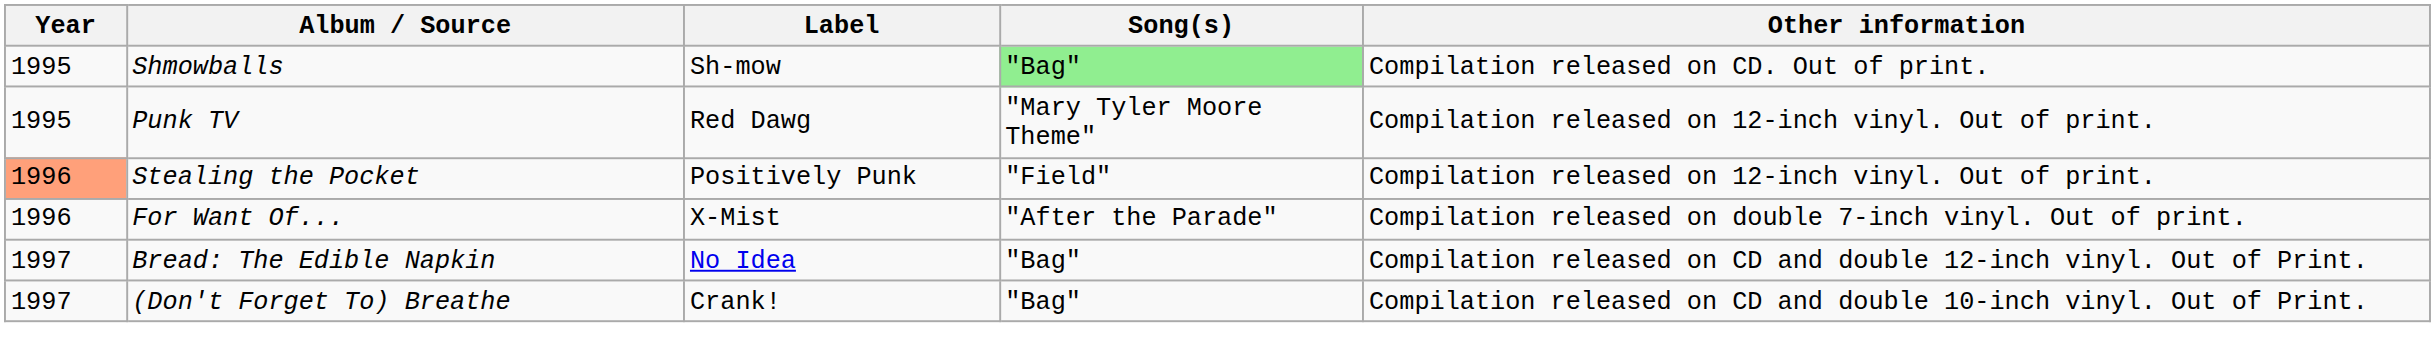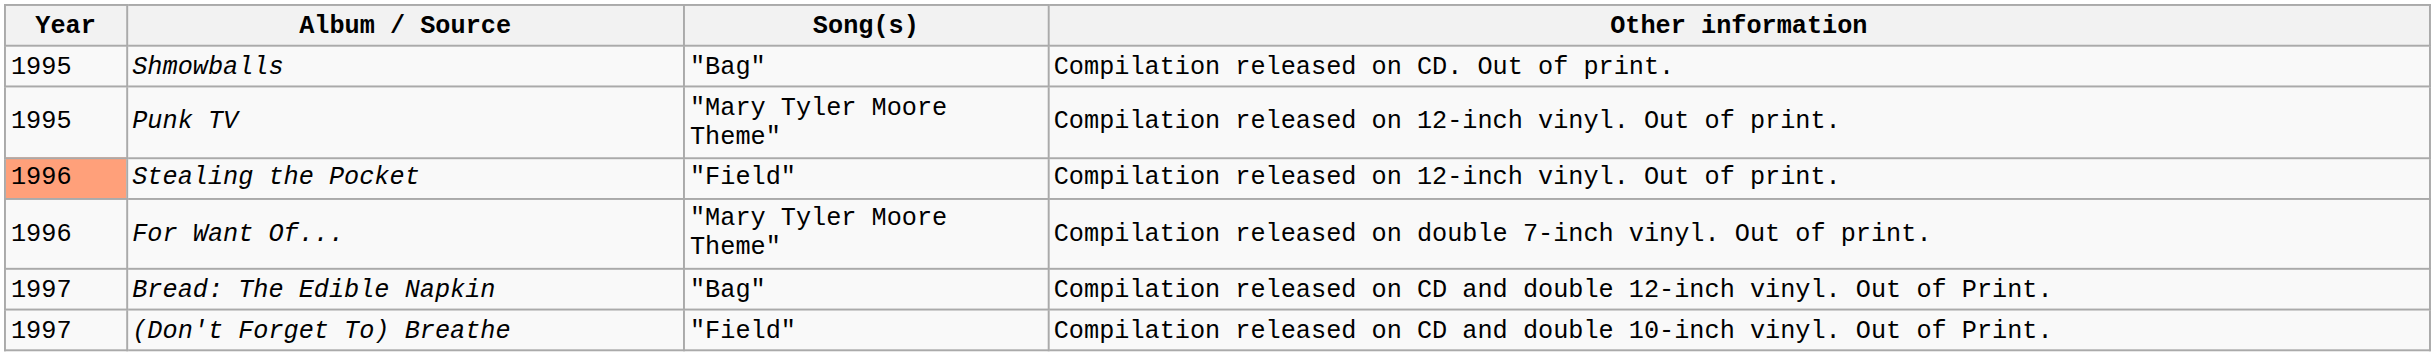- column: (842, 26)
(1043, 67) lightgreen background -> (728, 67) no background
(1141, 219) "After the Parade" -> (819, 234) "Mary Tyler Moore Theme"
(1043, 301) "Bag" -> (743, 330) "Field"
